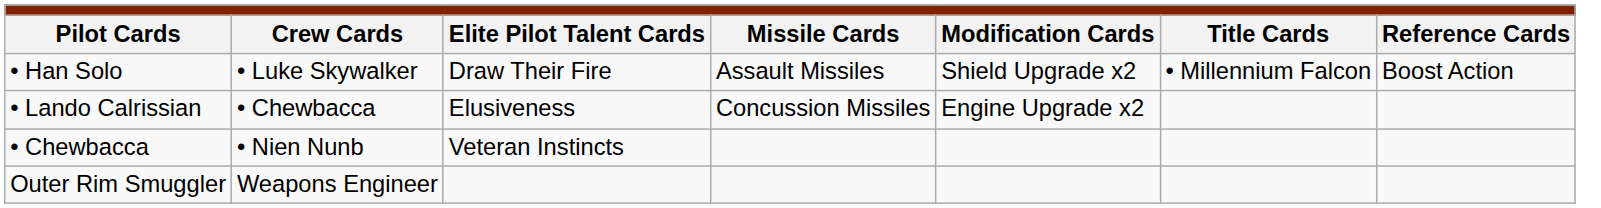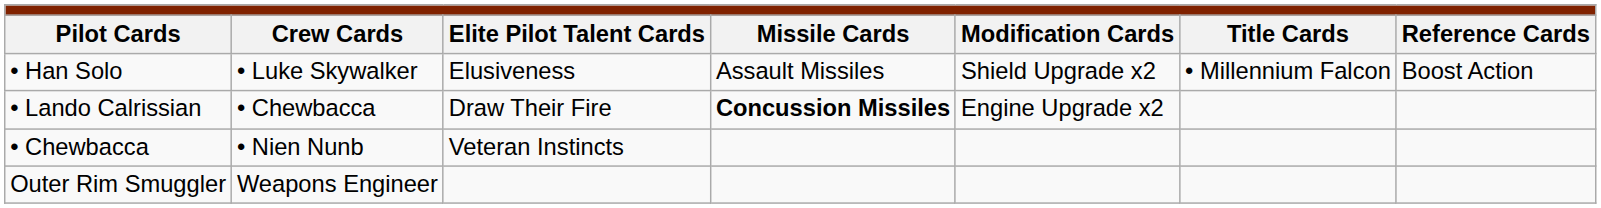(530, 71) Draw Their Fire -> (512, 71) Elusiveness
(512, 109) Elusiveness -> (530, 109) Draw Their Fire
(823, 109) normal -> (833, 109) bold
